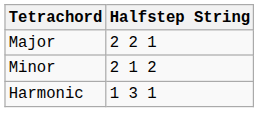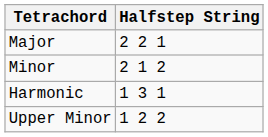+ row: (60, 119)
